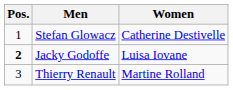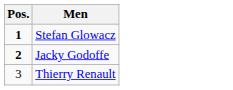- column: (173, 14)
(18, 34) normal -> (18, 34) bold
